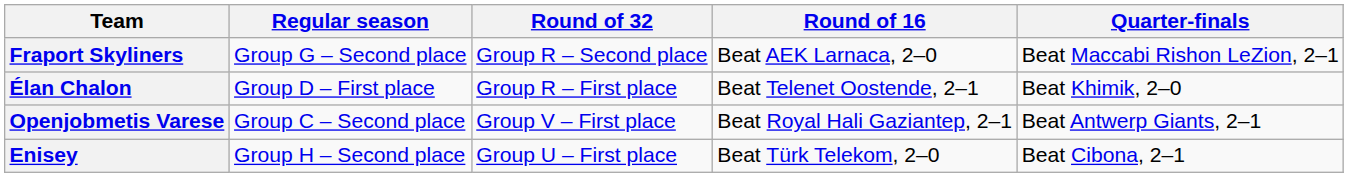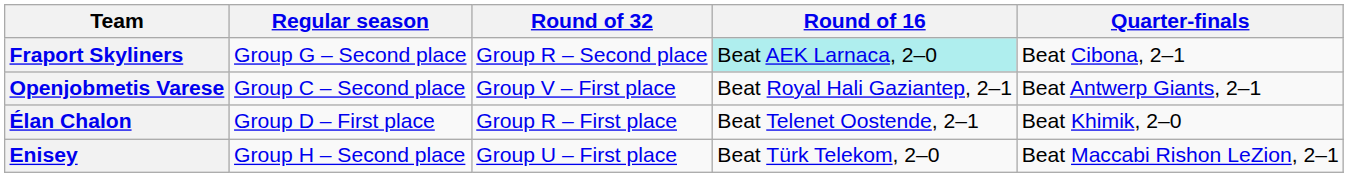(827, 54) no background -> (827, 54) paleturquoise background
(1180, 54) Beat Maccabi Rishon LeZion, 2–1 -> (1103, 54) Beat Cibona, 2–1
rows swapped: (71, 88) <-> (117, 121)
(1103, 155) Beat Cibona, 2–1 -> (1180, 155) Beat Maccabi Rishon LeZion, 2–1
